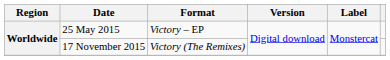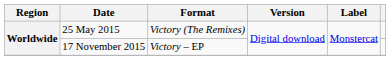(177, 30) Victory – EP -> (198, 30) Victory (The Remixes)
(198, 47) Victory (The Remixes) -> (177, 47) Victory – EP
